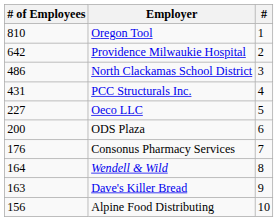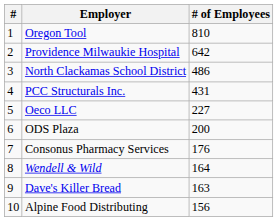columns swapped: (264, 14) <-> (46, 14)
